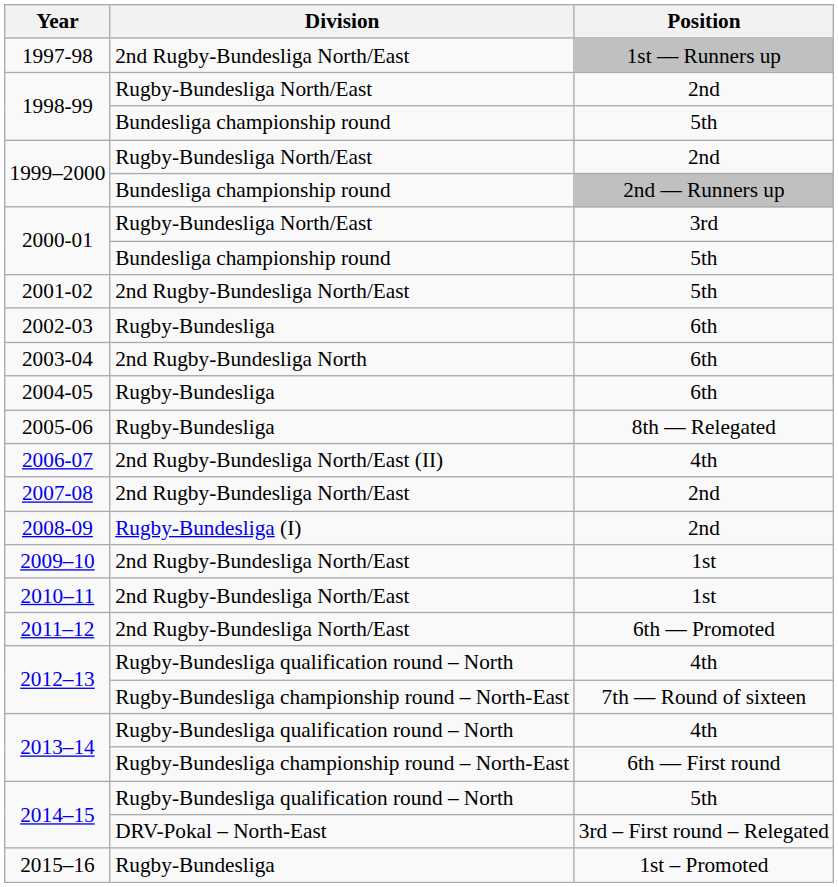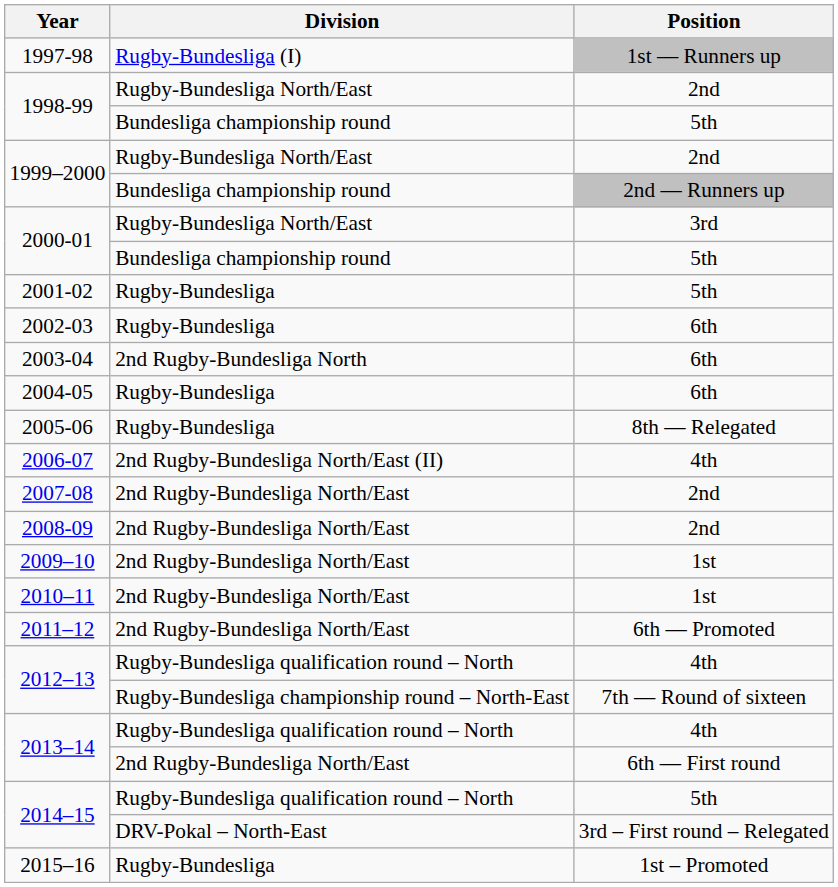(262, 55) 2nd Rugby-Bundesliga North/East -> (208, 55) Rugby-Bundesliga (I)
(262, 291) 2nd Rugby-Bundesliga North/East -> (195, 291) Rugby-Bundesliga
(208, 527) Rugby-Bundesliga (I) -> (262, 527) 2nd Rugby-Bundesliga North/East
(342, 763) Rugby-Bundesliga championship round – North-East -> (262, 763) 2nd Rugby-Bundesliga North/East
